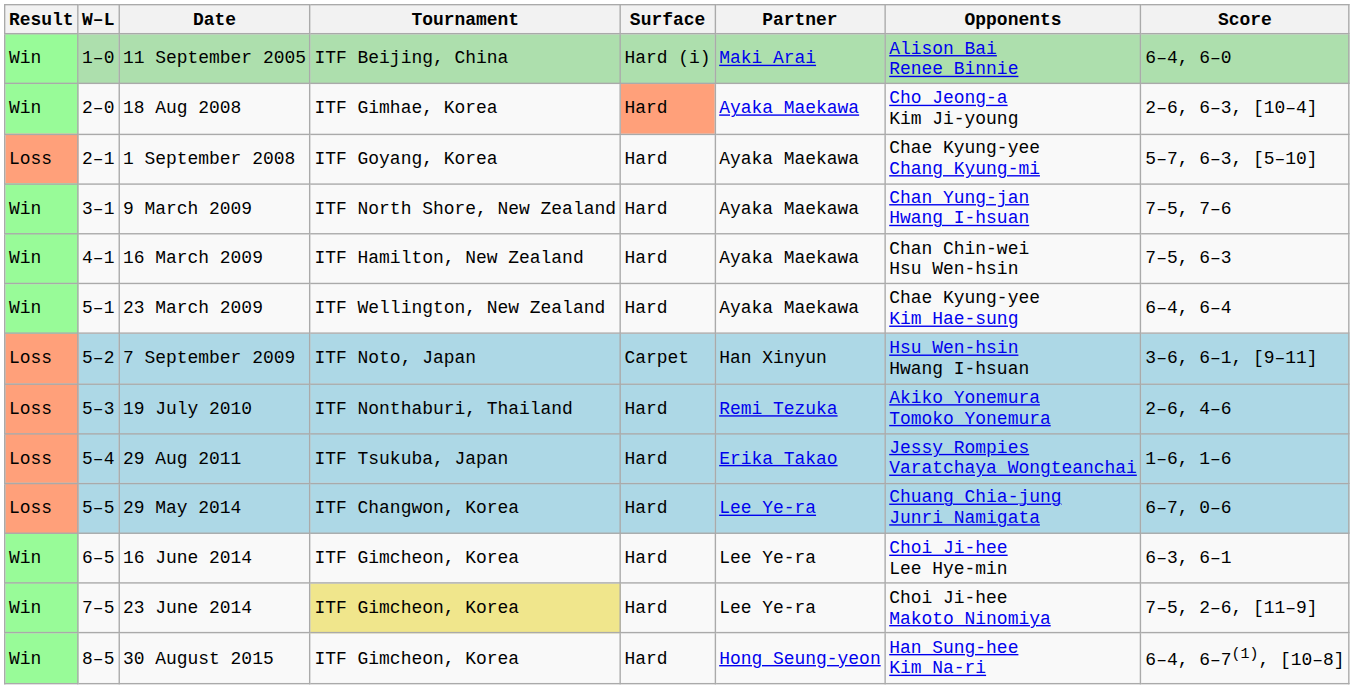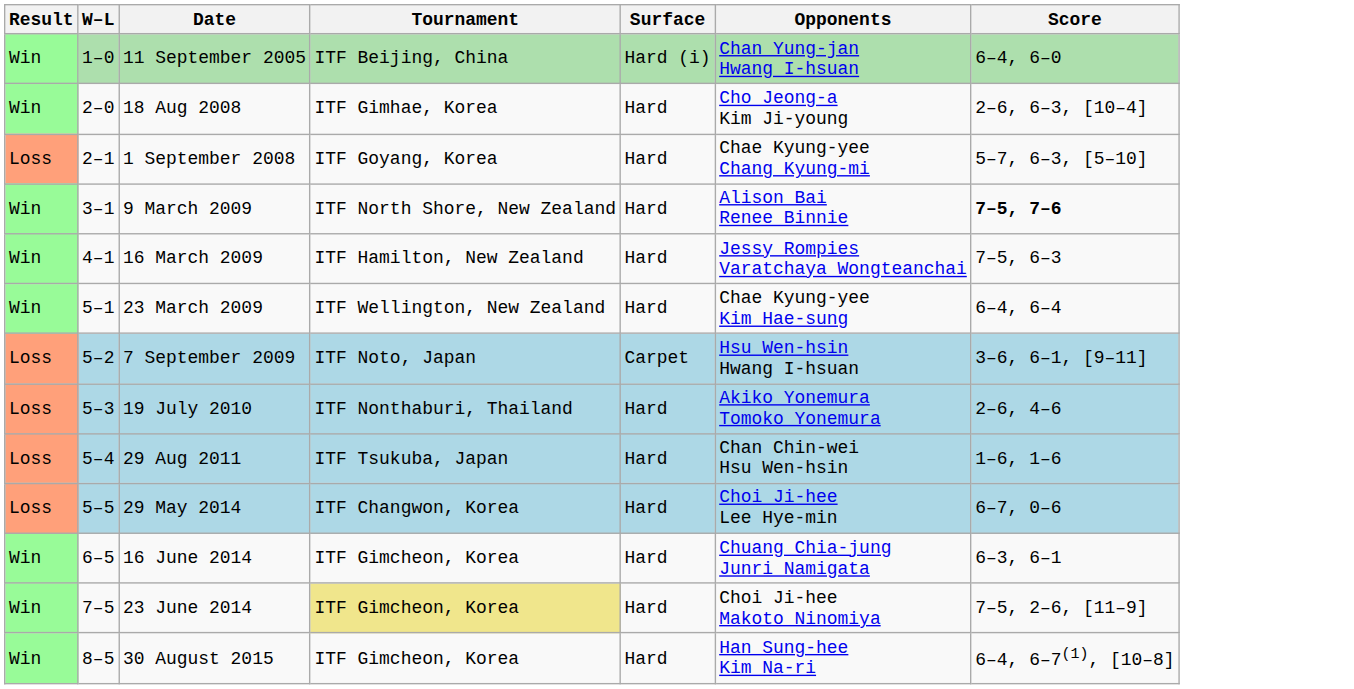- column: (800, 19)
(954, 59) Alison Bai Renee Binnie -> (789, 59) Chan Yung-jan Hwang I-hsuan
(646, 109) lightsalmon background -> (646, 109) no background
(959, 209) Chan Yung-jan Hwang I-hsuan -> (784, 209) Alison Bai Renee Binnie
(1188, 209) normal -> (1018, 209) bold
(959, 259) Chan Chin-wei Hsu Wen-hsin -> (843, 259) Jessy Rompies Varatchaya Wongteanchai
(1013, 458) Jessy Rompies Varatchaya Wongteanchai -> (789, 458) Chan Chin-wei Hsu Wen-hsin
(975, 508) Chuang Chia-jung Junri Namigata -> (778, 508) Choi Ji-hee Lee Hye-min
(948, 558) Choi Ji-hee Lee Hye-min -> (805, 558) Chuang Chia-jung Junri Namigata
